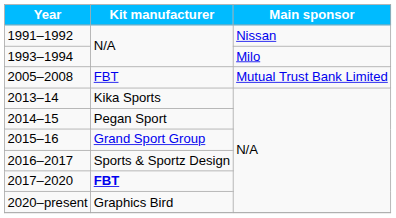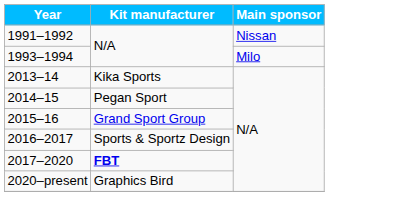- row: (40, 77)
